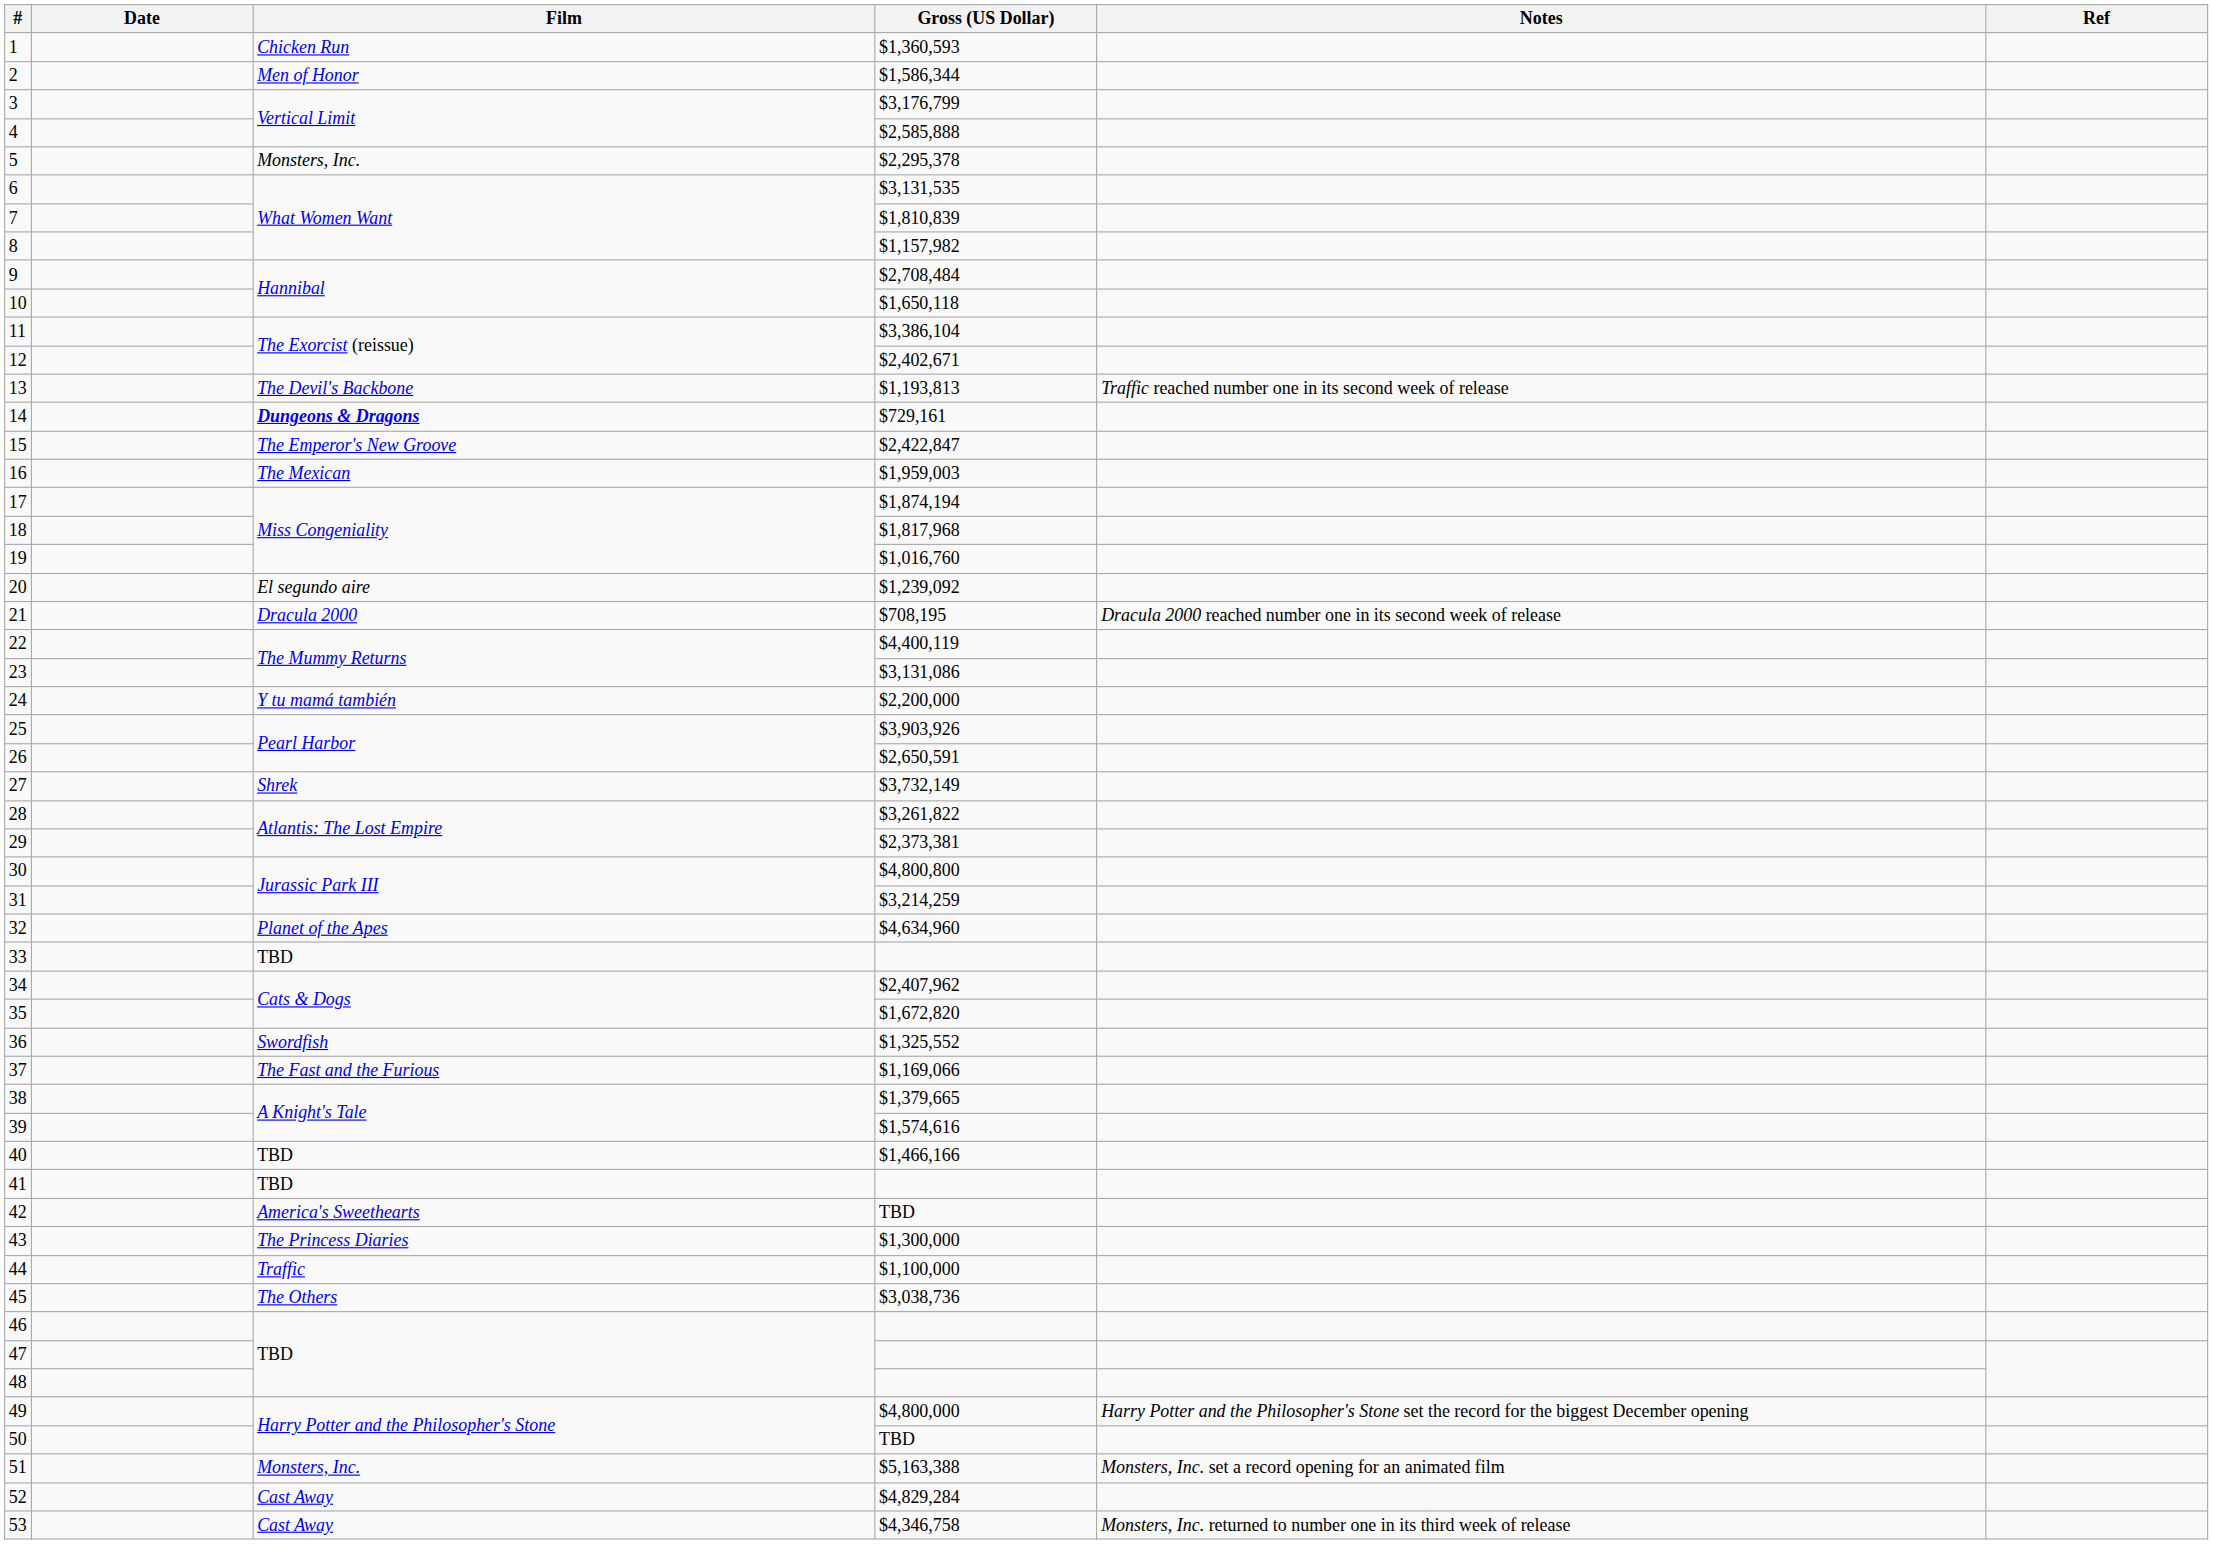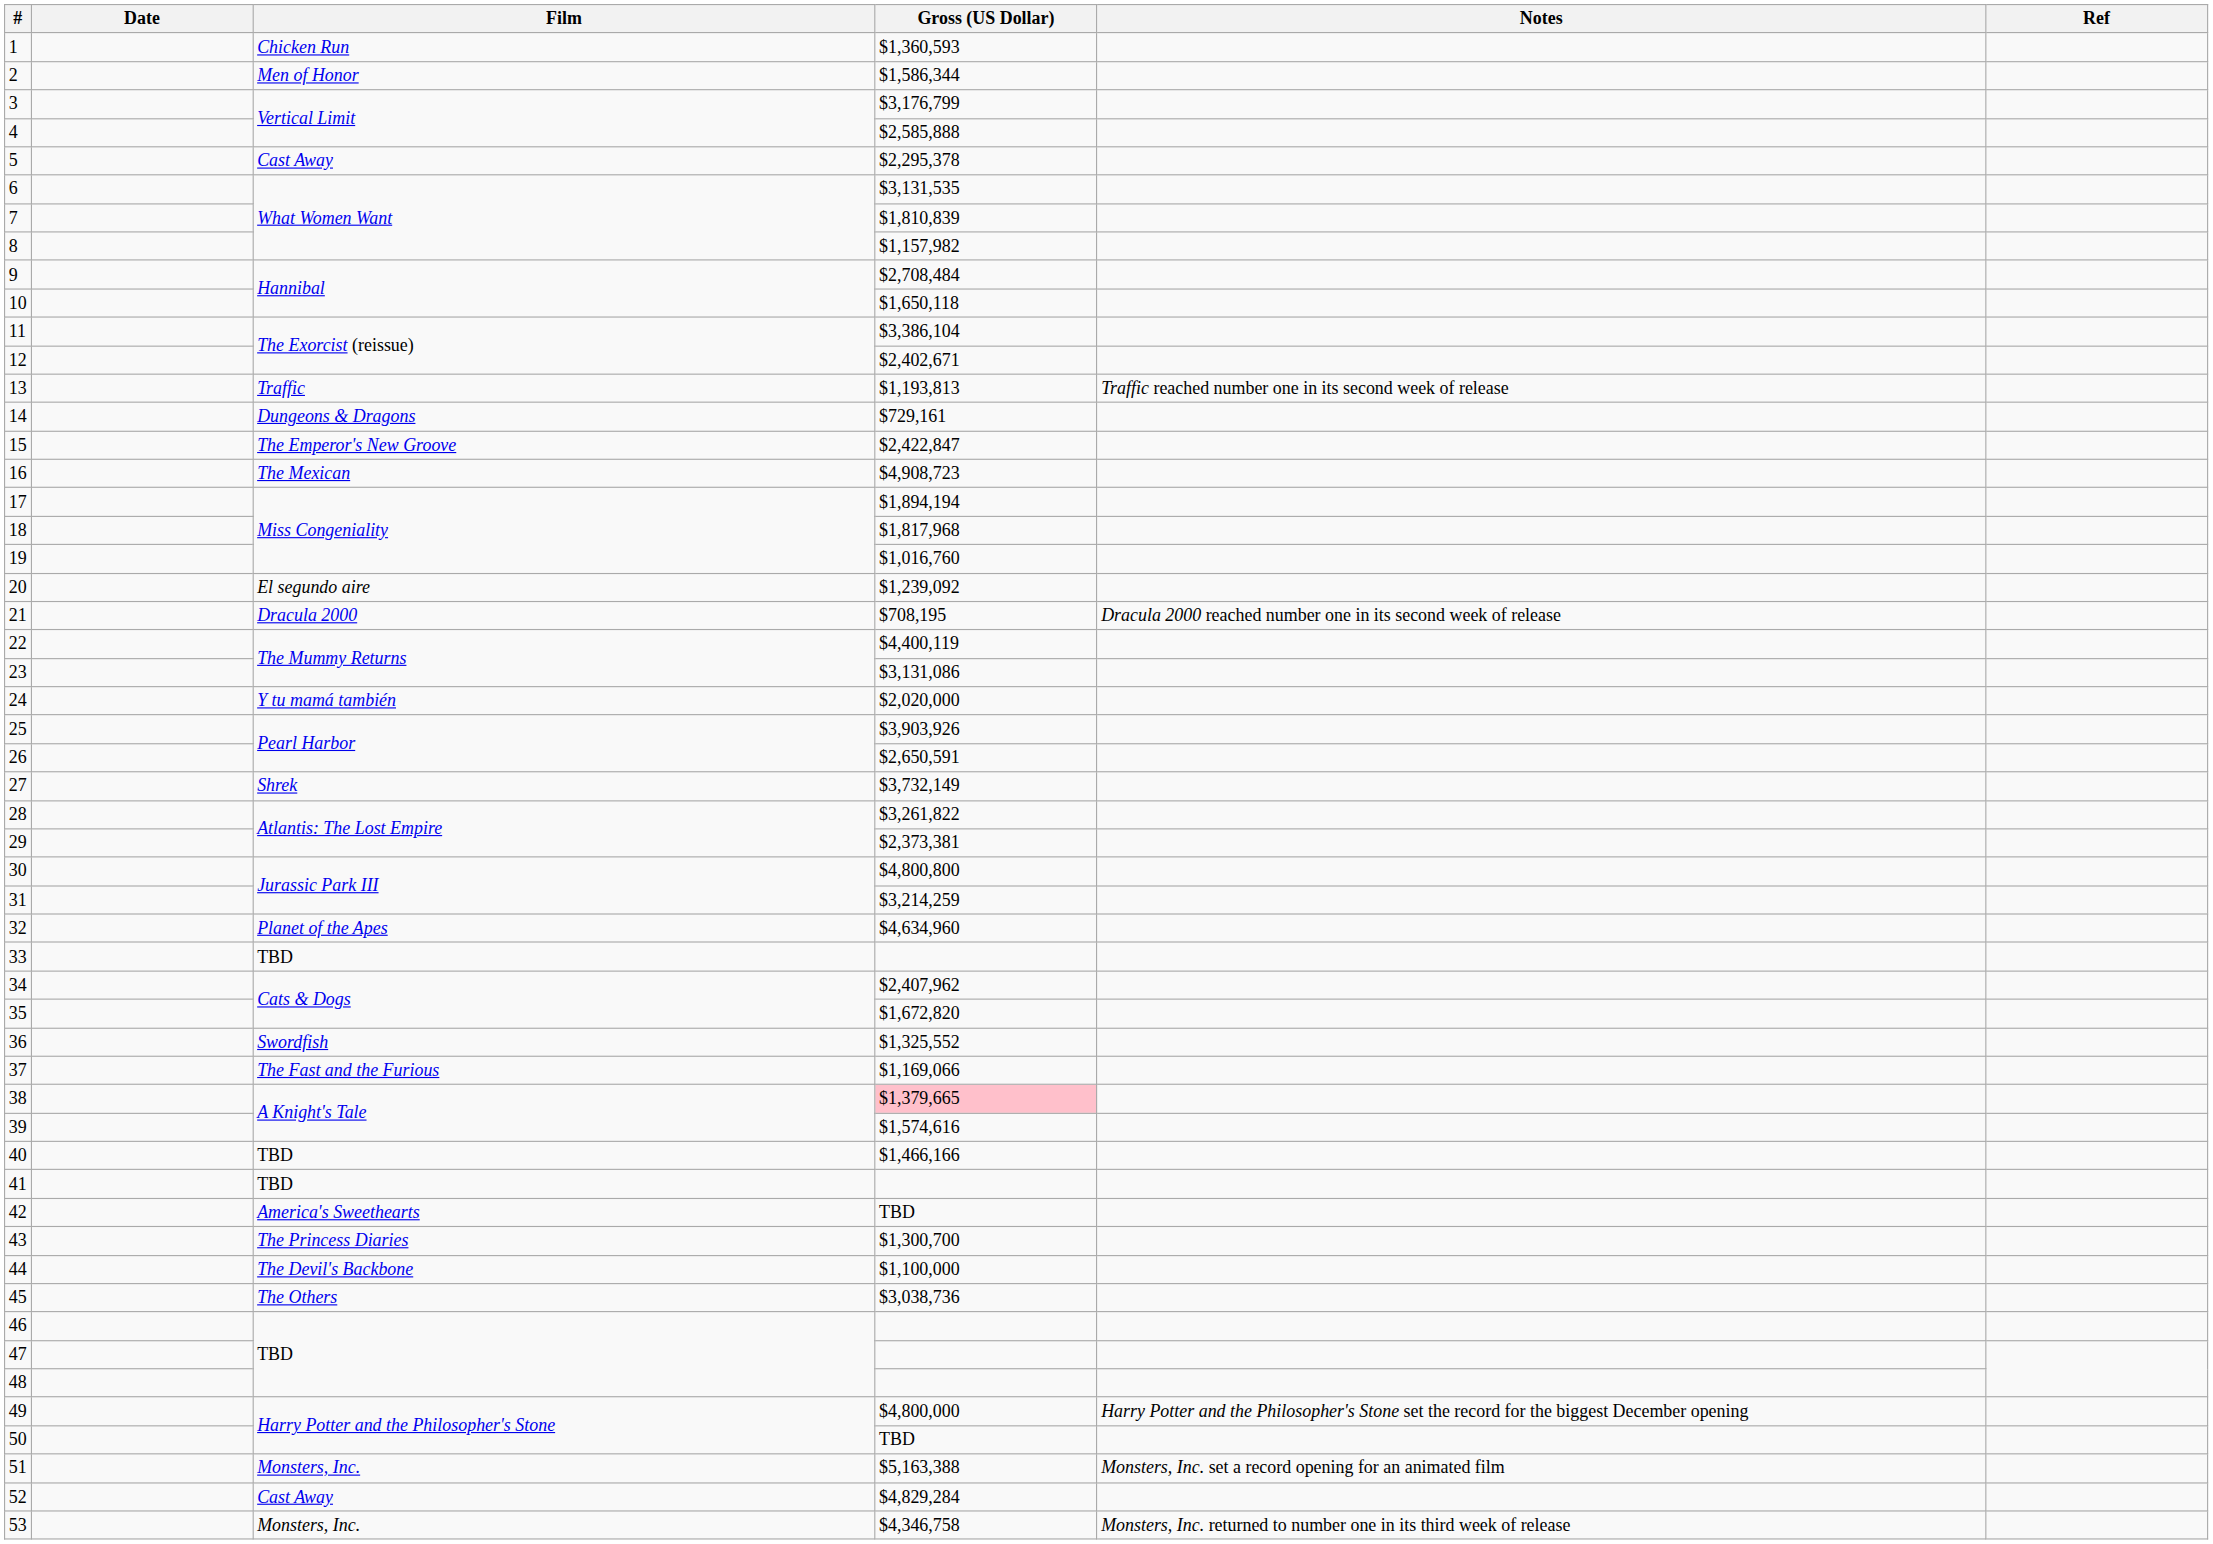(309, 160) Monsters, Inc. -> (295, 160) Cast Away
(335, 388) The Devil's Backbone -> (281, 388) Traffic
(338, 416) bold -> (336, 416) normal
(919, 473) $1,959,003 -> (919, 473) $4,908,723
(919, 501) $1,874,194 -> (919, 501) $1,894,194
(919, 700) $2,200,000 -> (919, 700) $2,020,000
(919, 1098) no background -> (919, 1098) pink background
(919, 1240) $1,300,000 -> (919, 1240) $1,300,700
(281, 1269) Traffic -> (335, 1269) The Devil's Backbone
(295, 1524) Cast Away -> (309, 1524) Monsters, Inc.
